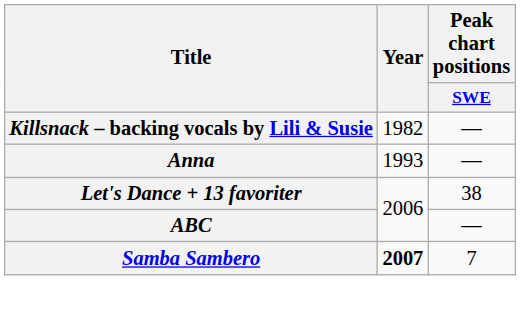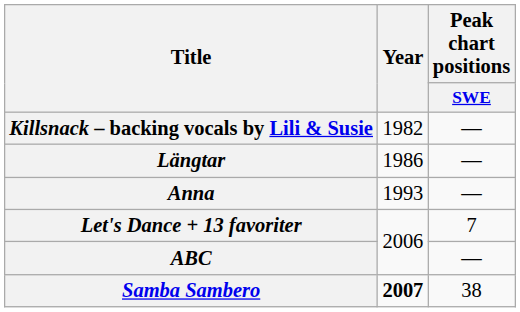+ row: (191, 160)
(471, 192) 38 -> (472, 225) 7
(472, 257) 7 -> (471, 290) 38
